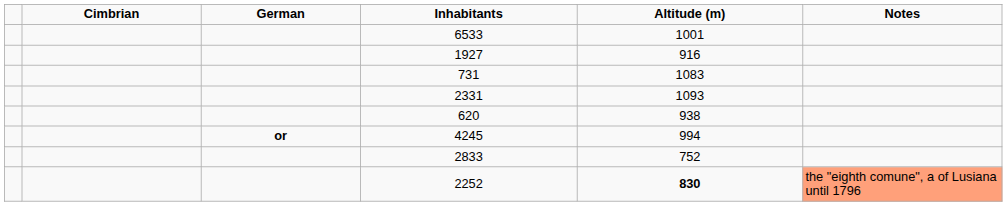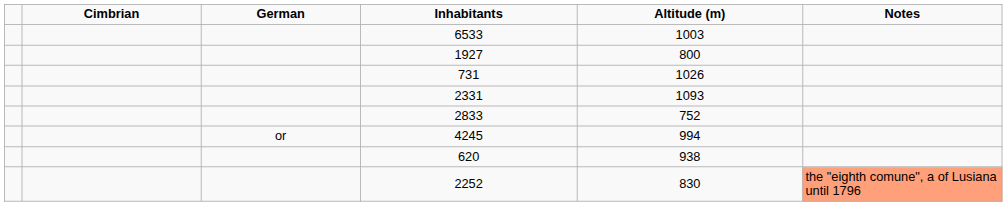(690, 34) 1001 -> (690, 34) 1003
(690, 55) 916 -> (690, 55) 800
(690, 75) 1083 -> (690, 75) 1026
rows swapped: (469, 156) <-> (469, 116)
(281, 136) bold -> (281, 136) normal
(690, 184) bold -> (690, 184) normal
